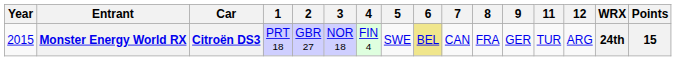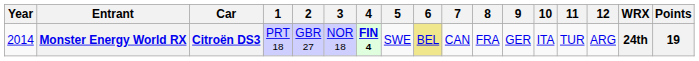+ column: (546, 14)
(21, 40) 2015 -> (21, 40) 2014
(369, 40) normal -> (369, 40) bold
(650, 40) 15 -> (673, 40) 19
